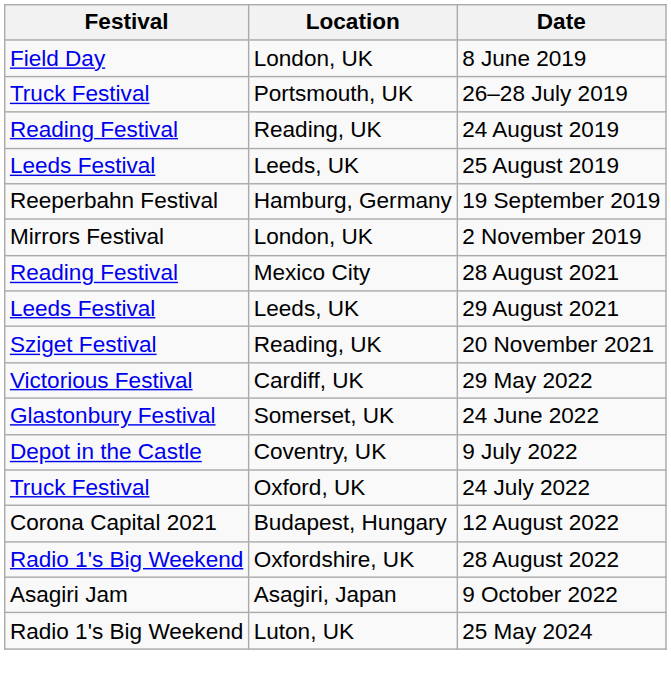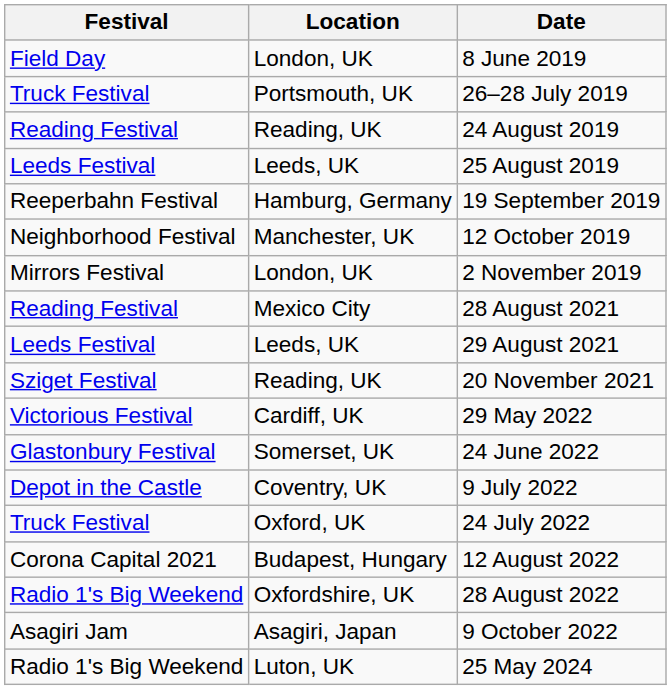+ row: (546, 237)
